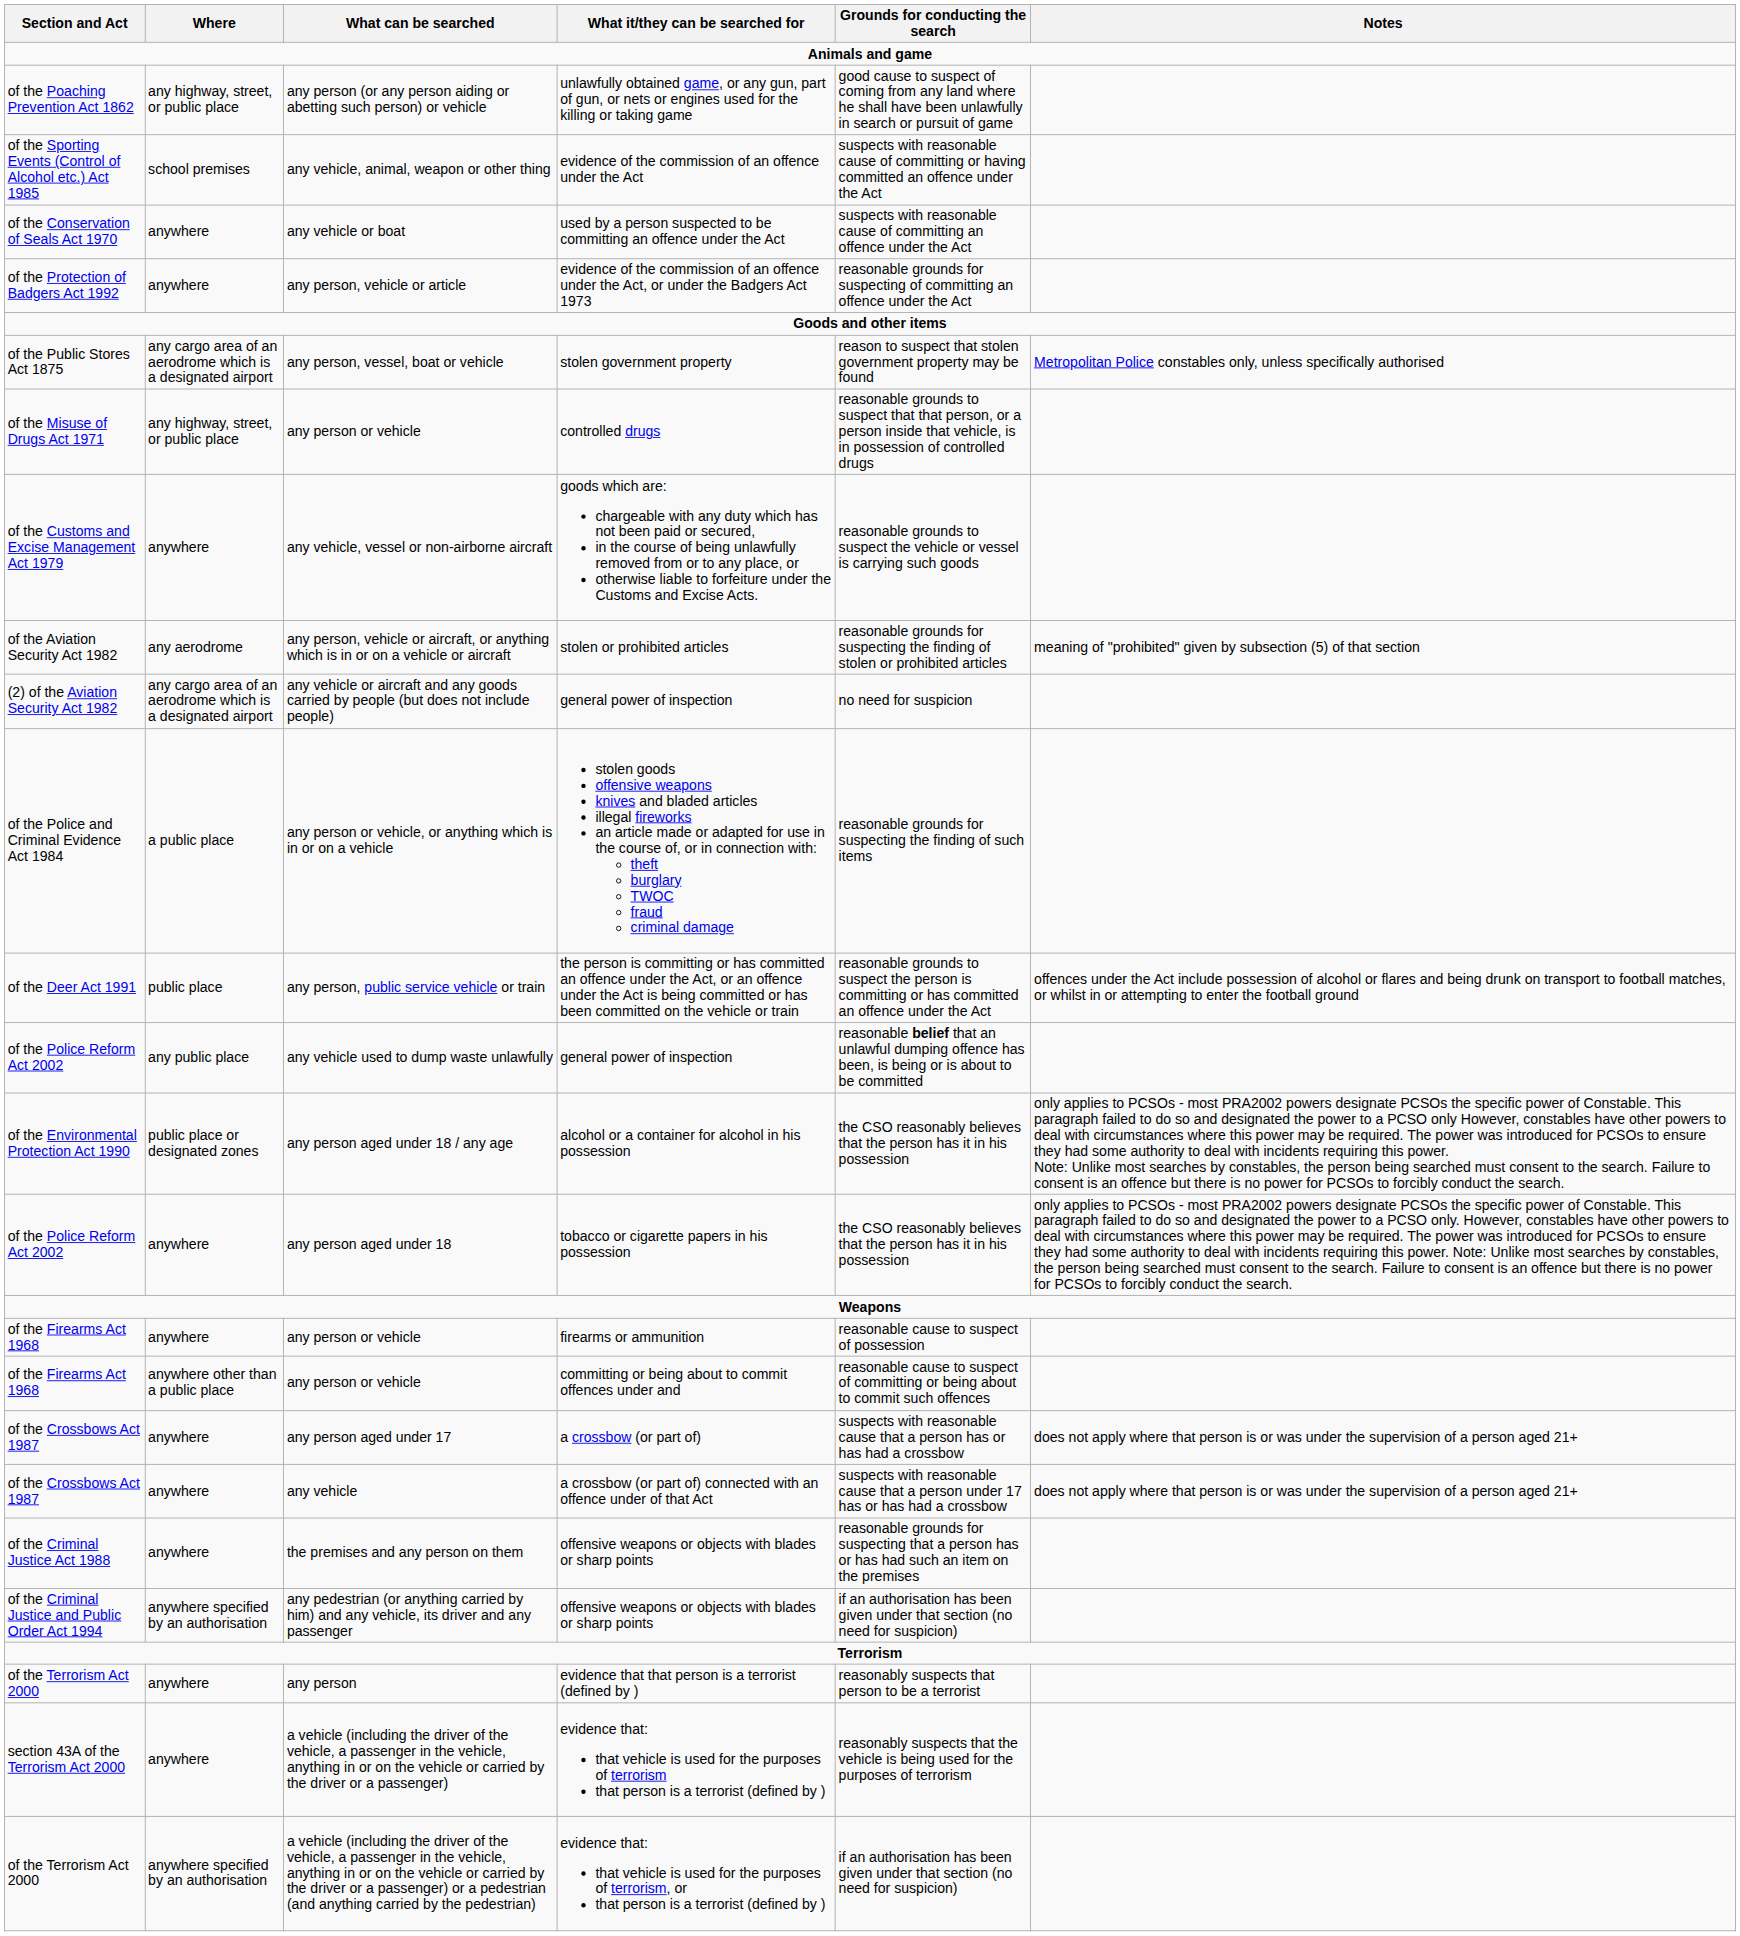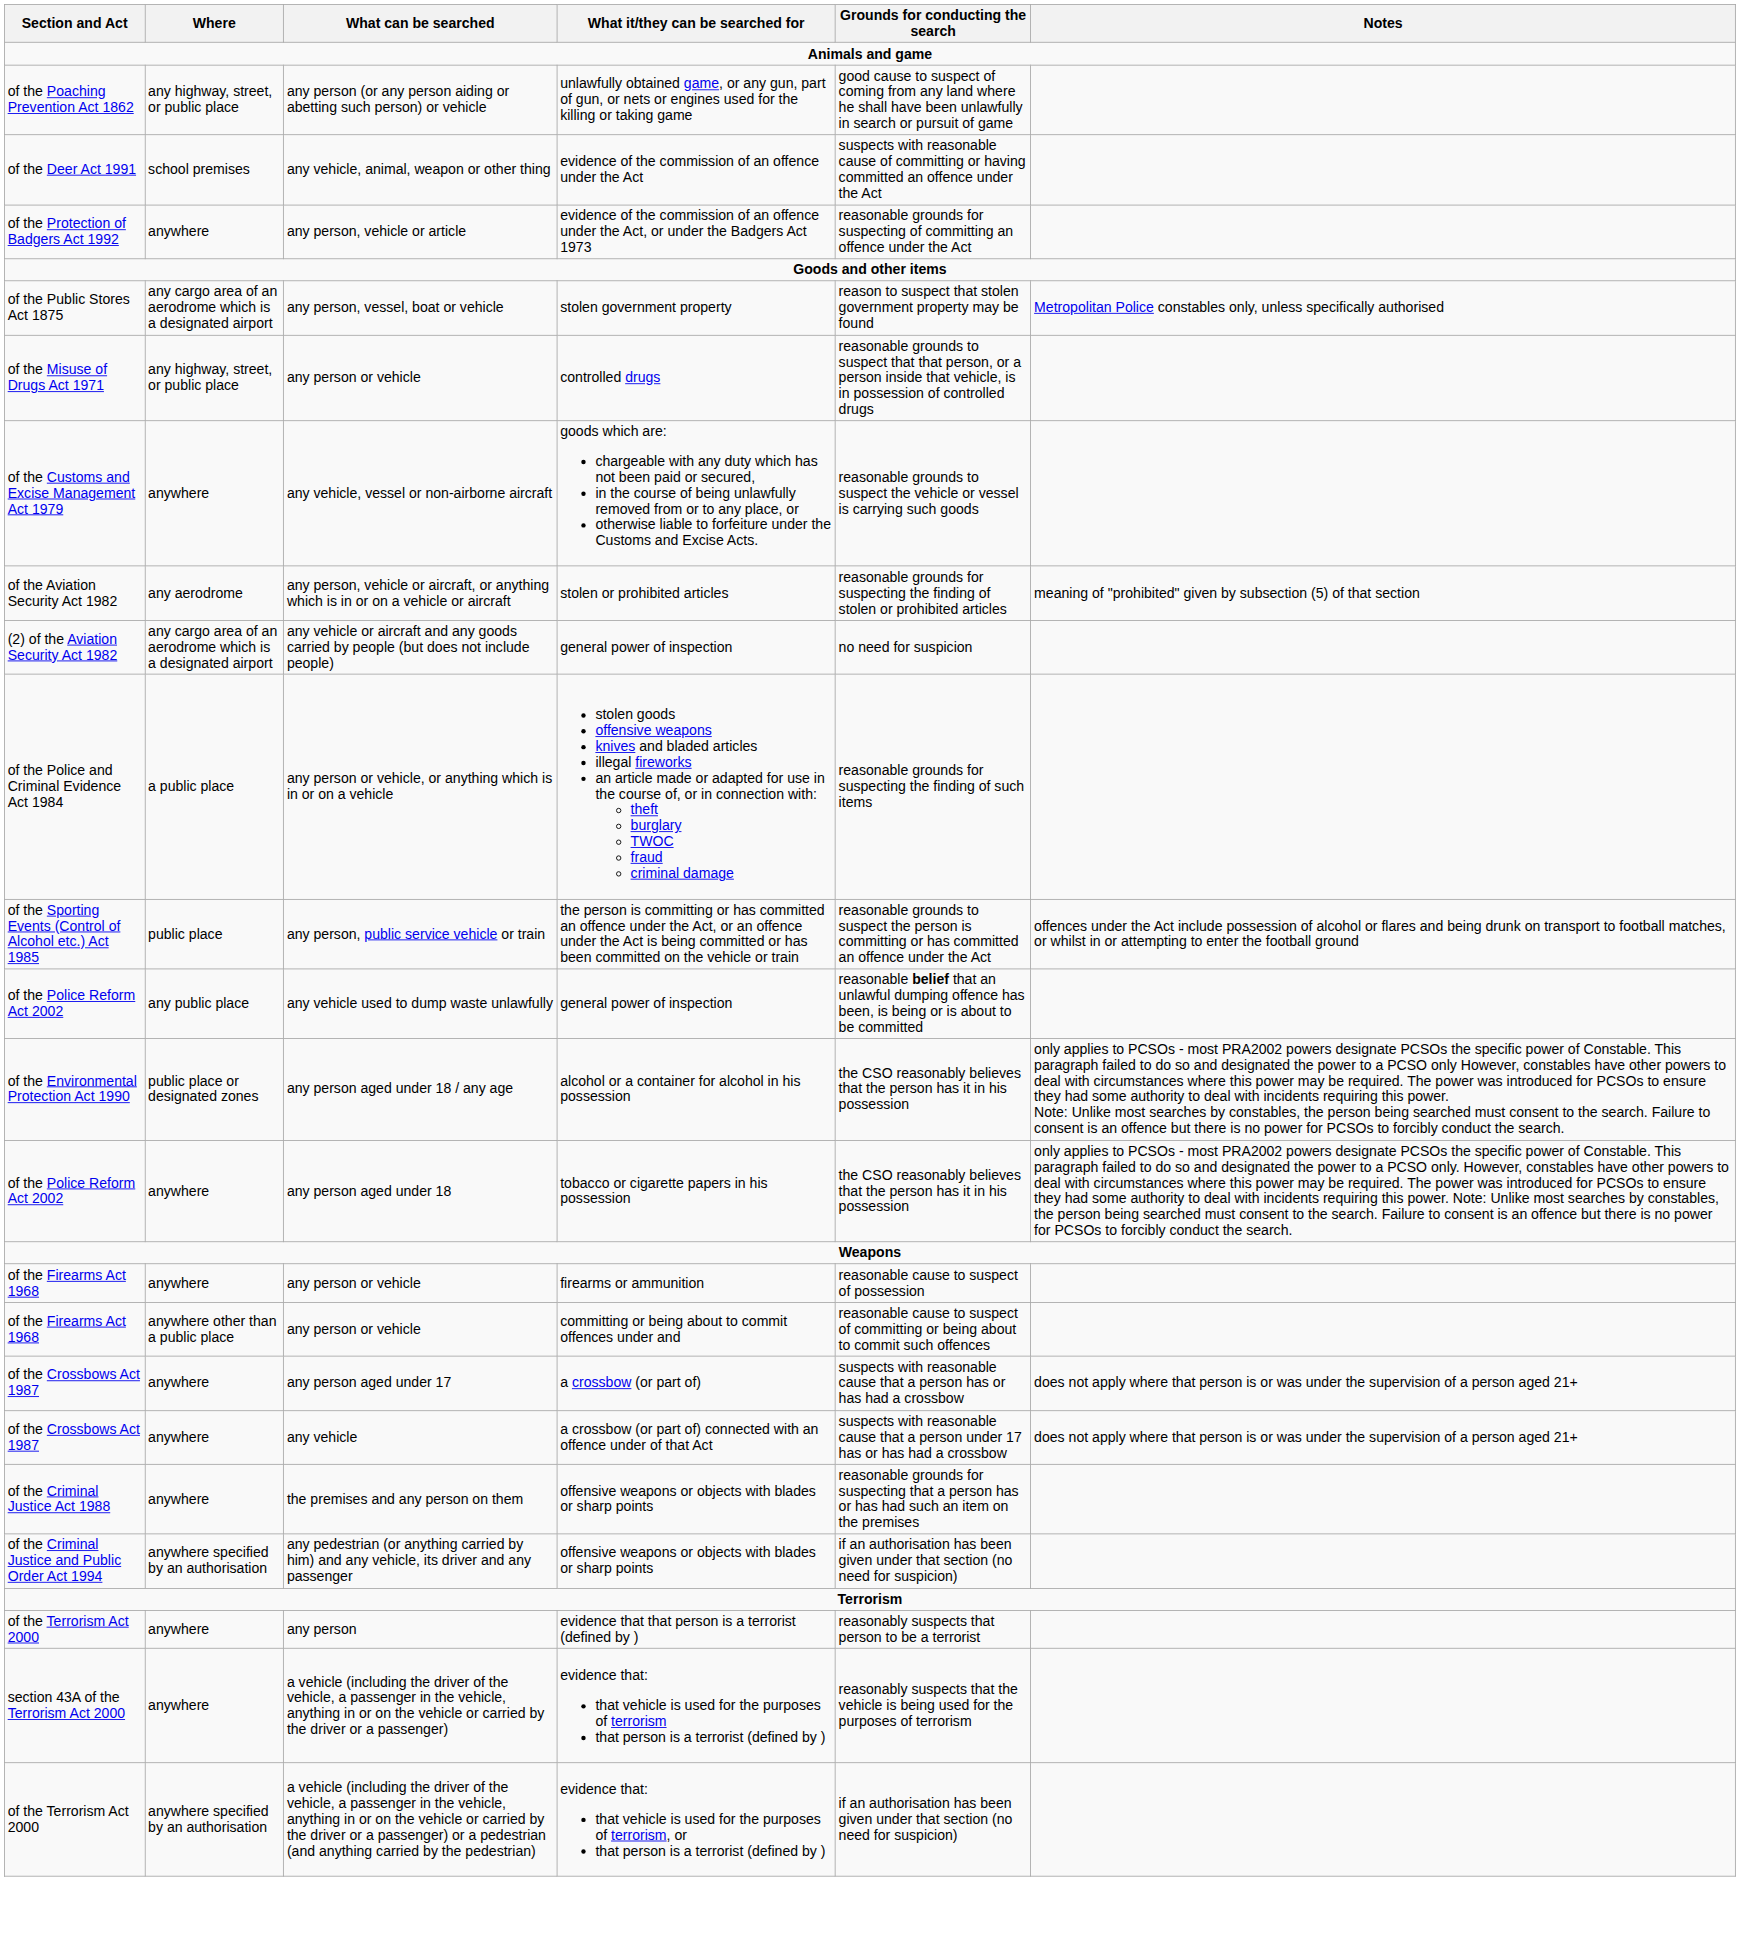(64, 169) of the Sporting Events (Control of Alcohol etc.) Act 1985 -> (72, 169) of the Deer Act 1991
- row: (346, 231)
(72, 987) of the Deer Act 1991 -> (64, 933) of the Sporting Events (Control of Alcohol etc.) Act 1985
